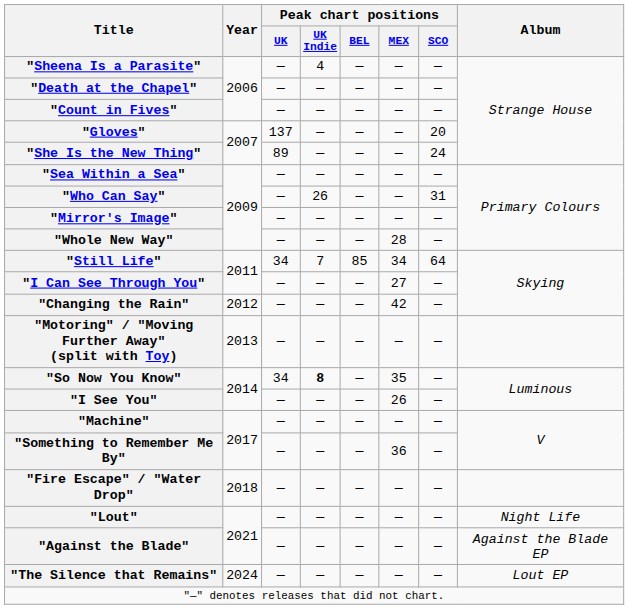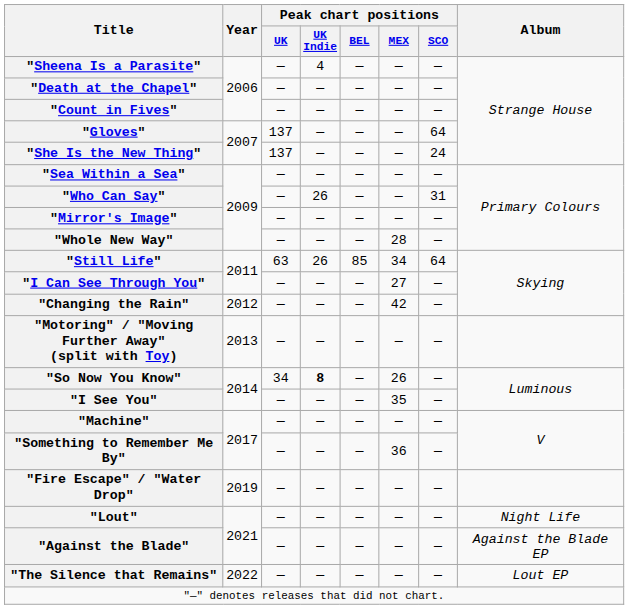(438, 132) 20 -> (438, 132) 64
(281, 153) 89 -> (281, 153) 137
(281, 261) 34 -> (281, 261) 63
(320, 261) 7 -> (320, 261) 26
(399, 378) 35 -> (399, 378) 26
(399, 400) 26 -> (399, 400) 35
(242, 488) 2018 -> (242, 488) 2019
(242, 576) 2024 -> (242, 576) 2022
